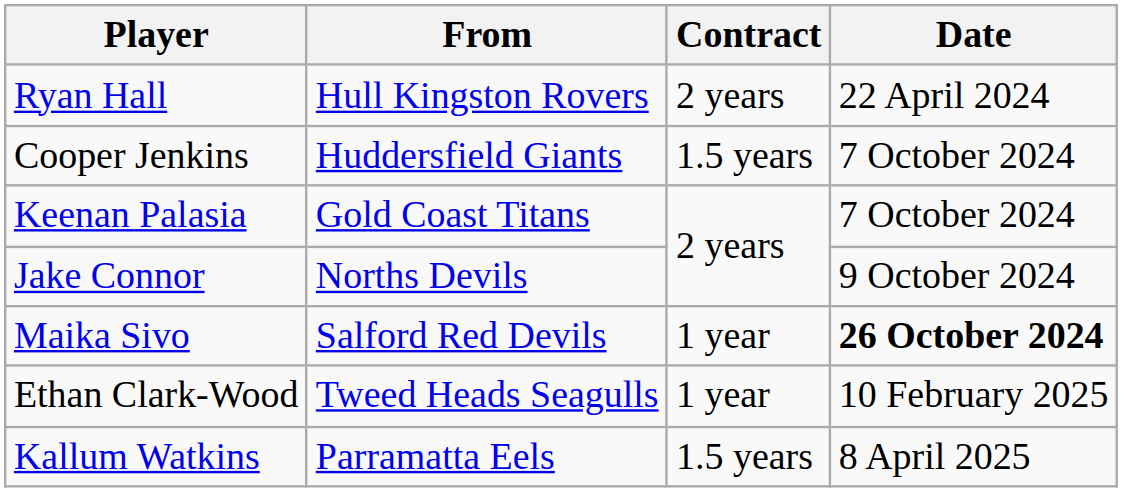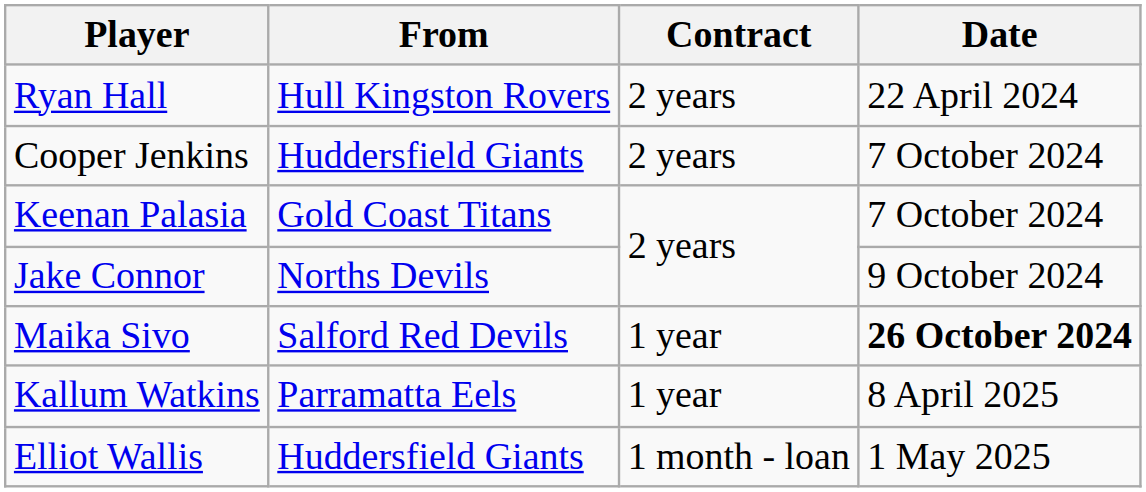(745, 154) 1.5 years -> (682, 154) 2 years
- row: (156, 395)
(745, 455) 1.5 years -> (674, 395) 1 year
+ row: (108, 455)
